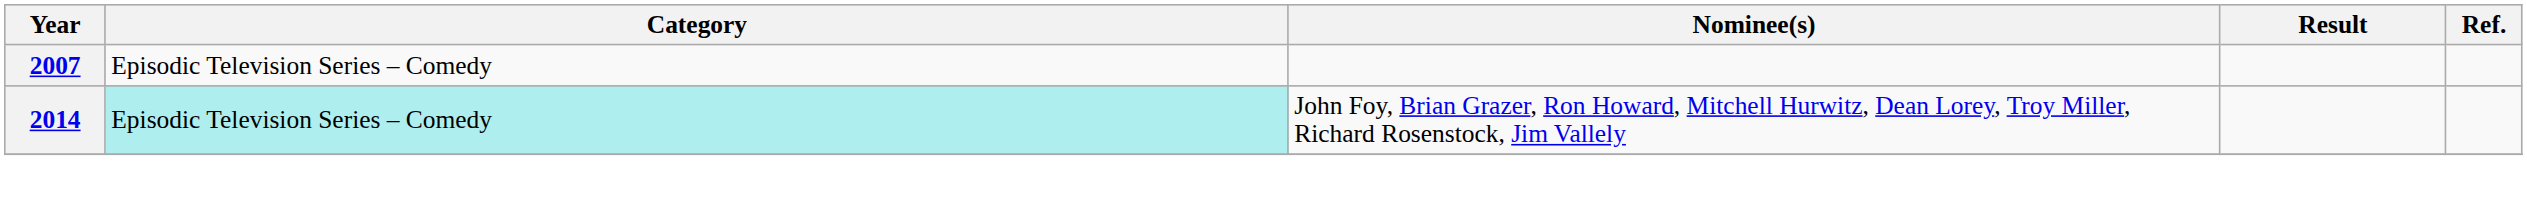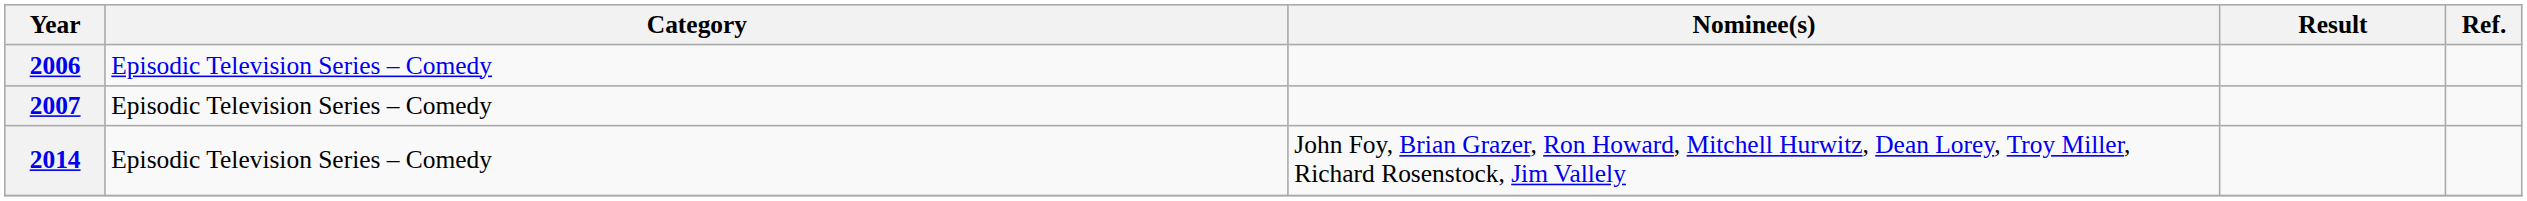+ row: (55, 65)
(302, 119) paleturquoise background -> (302, 160) no background
